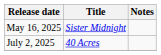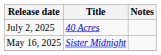rows swapped: (34, 27) <-> (31, 43)
